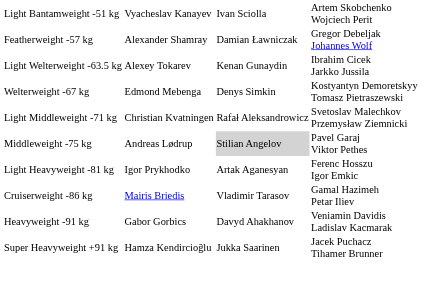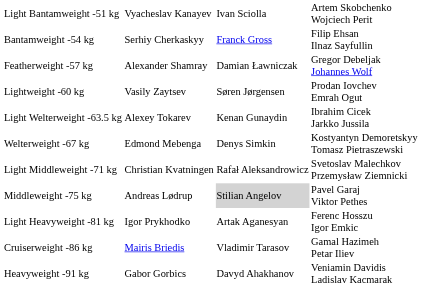+ row: (49, 39)
+ row: (44, 91)
- row: (61, 247)
